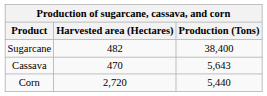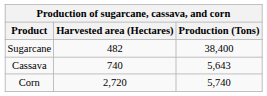(115, 65) 470 -> (115, 65) 740
(219, 83) 5,440 -> (219, 83) 5,740
